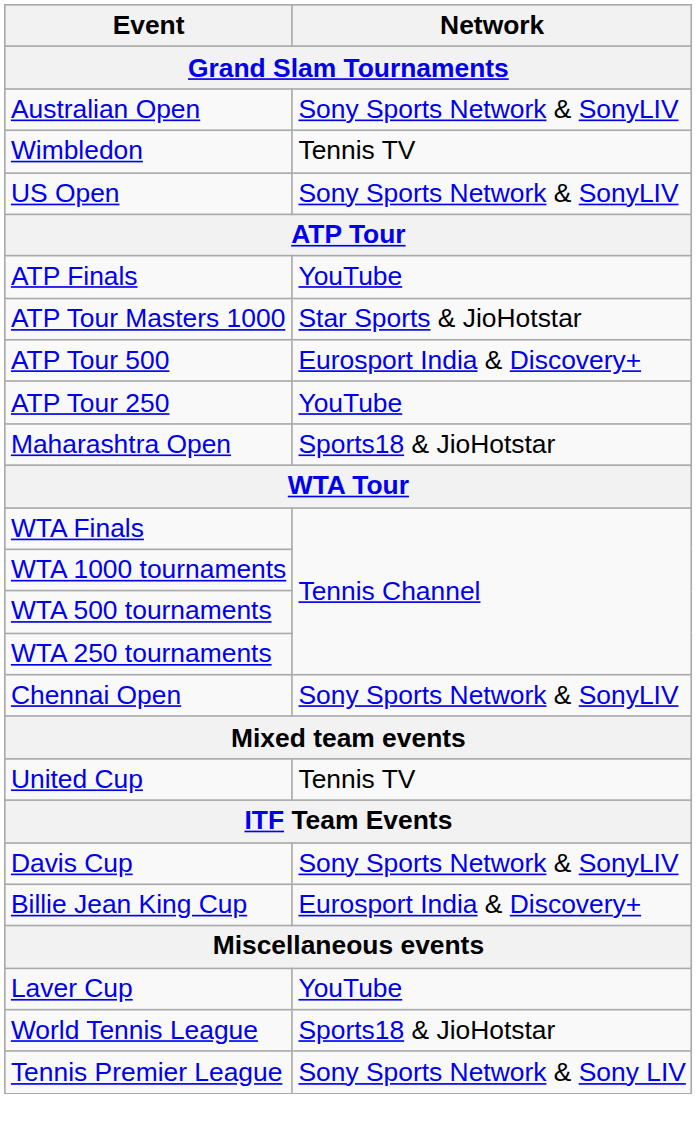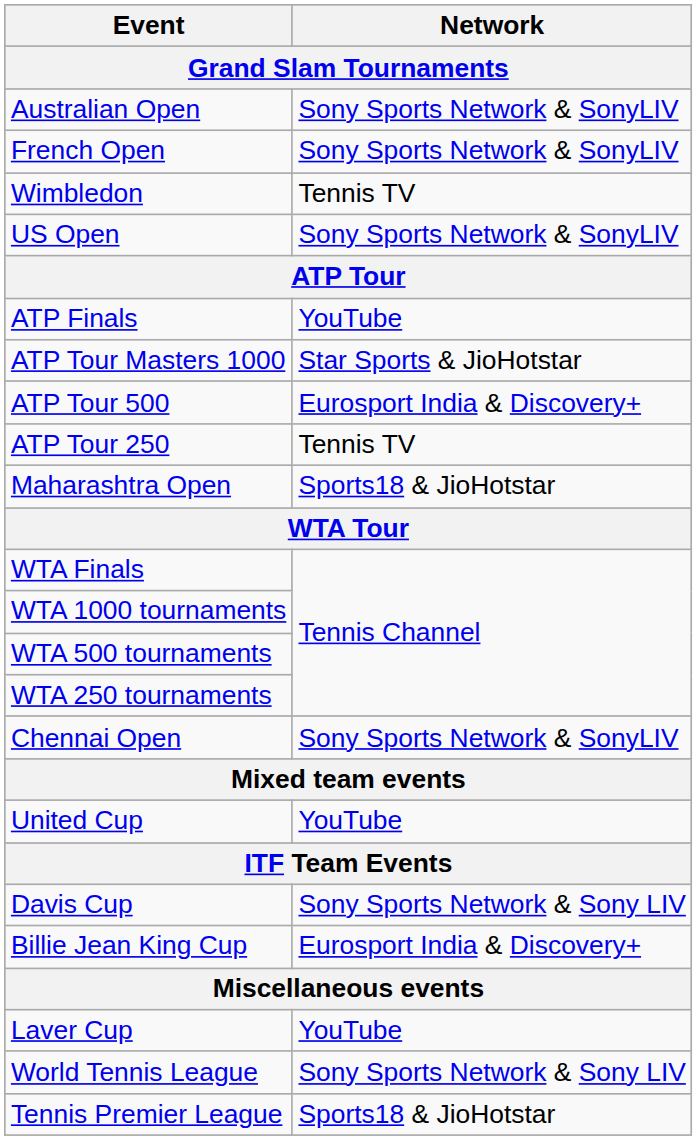+ row: (88, 151)
(350, 402) YouTube -> (357, 444) Tennis TV
(357, 779) Tennis TV -> (350, 820) YouTube
(488, 862) Sony Sports Network & SonyLIV -> (492, 904) Sony Sports Network & Sony LIV
(427, 1030) Sports18 & JioHotstar -> (492, 1072) Sony Sports Network & Sony LIV
(492, 1072) Sony Sports Network & Sony LIV -> (427, 1114) Sports18 & JioHotstar
